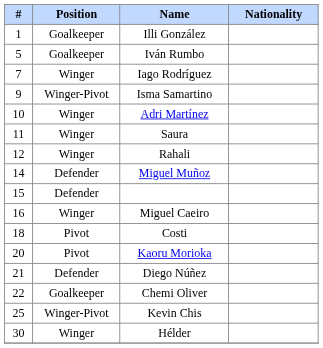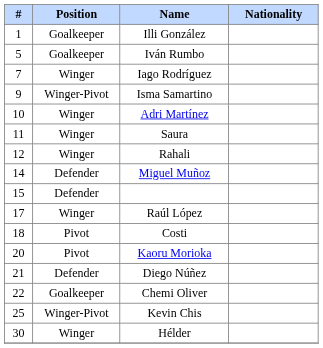- row: (19, 213)
+ row: (19, 213)
